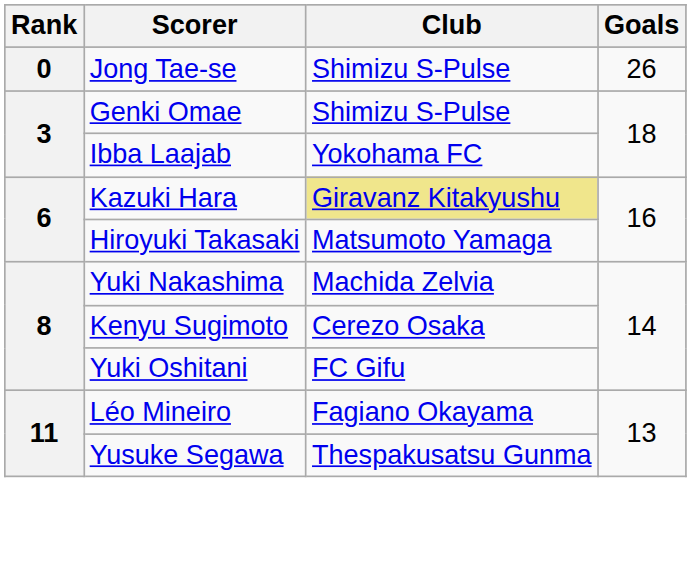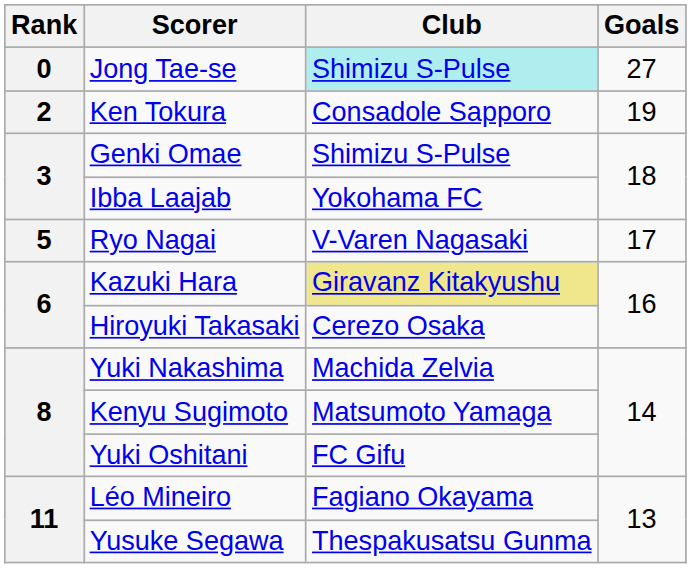(411, 68) no background -> (411, 68) paleturquoise background
(642, 68) 26 -> (642, 68) 27
+ row: (158, 111)
+ row: (153, 240)
(432, 240) Matsumoto Yamaga -> (398, 326) Cerezo Osaka
(398, 326) Cerezo Osaka -> (432, 411) Matsumoto Yamaga
